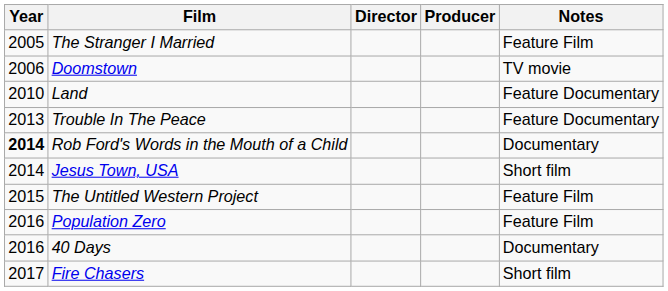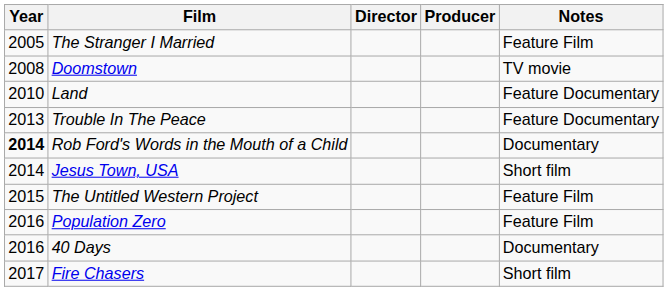(26, 68) 2006 -> (26, 68) 2008
